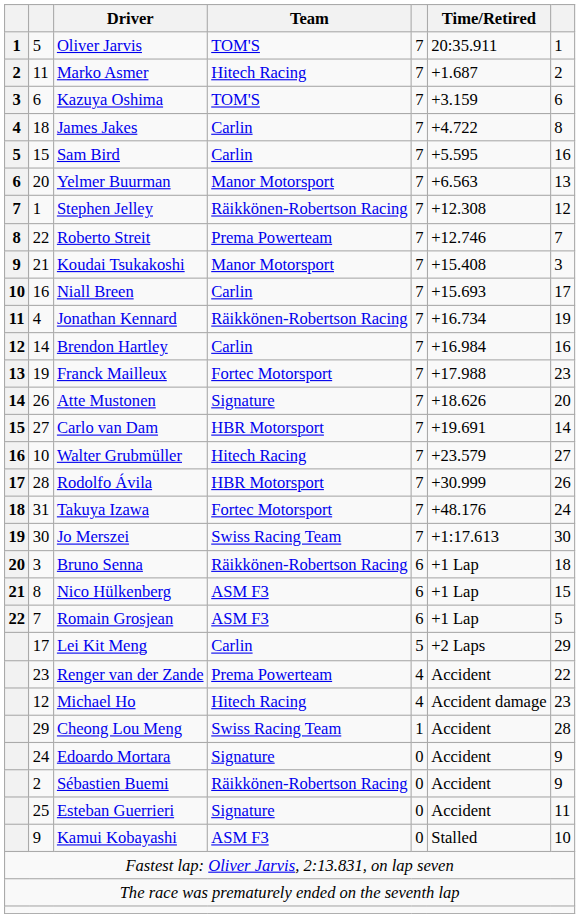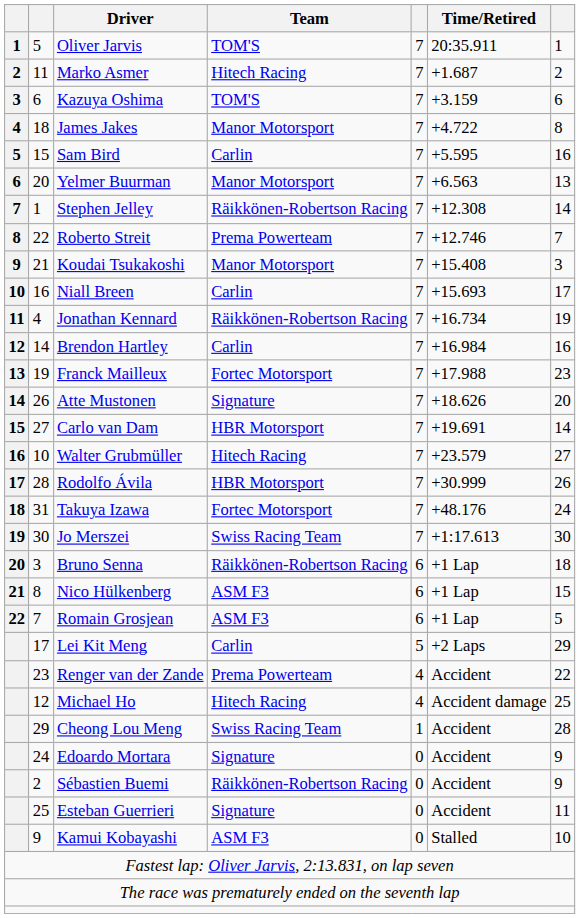(232, 127) Carlin -> (273, 127) Manor Motorsport
(563, 209) 12 -> (563, 209) 14
(563, 701) 23 -> (563, 701) 25
